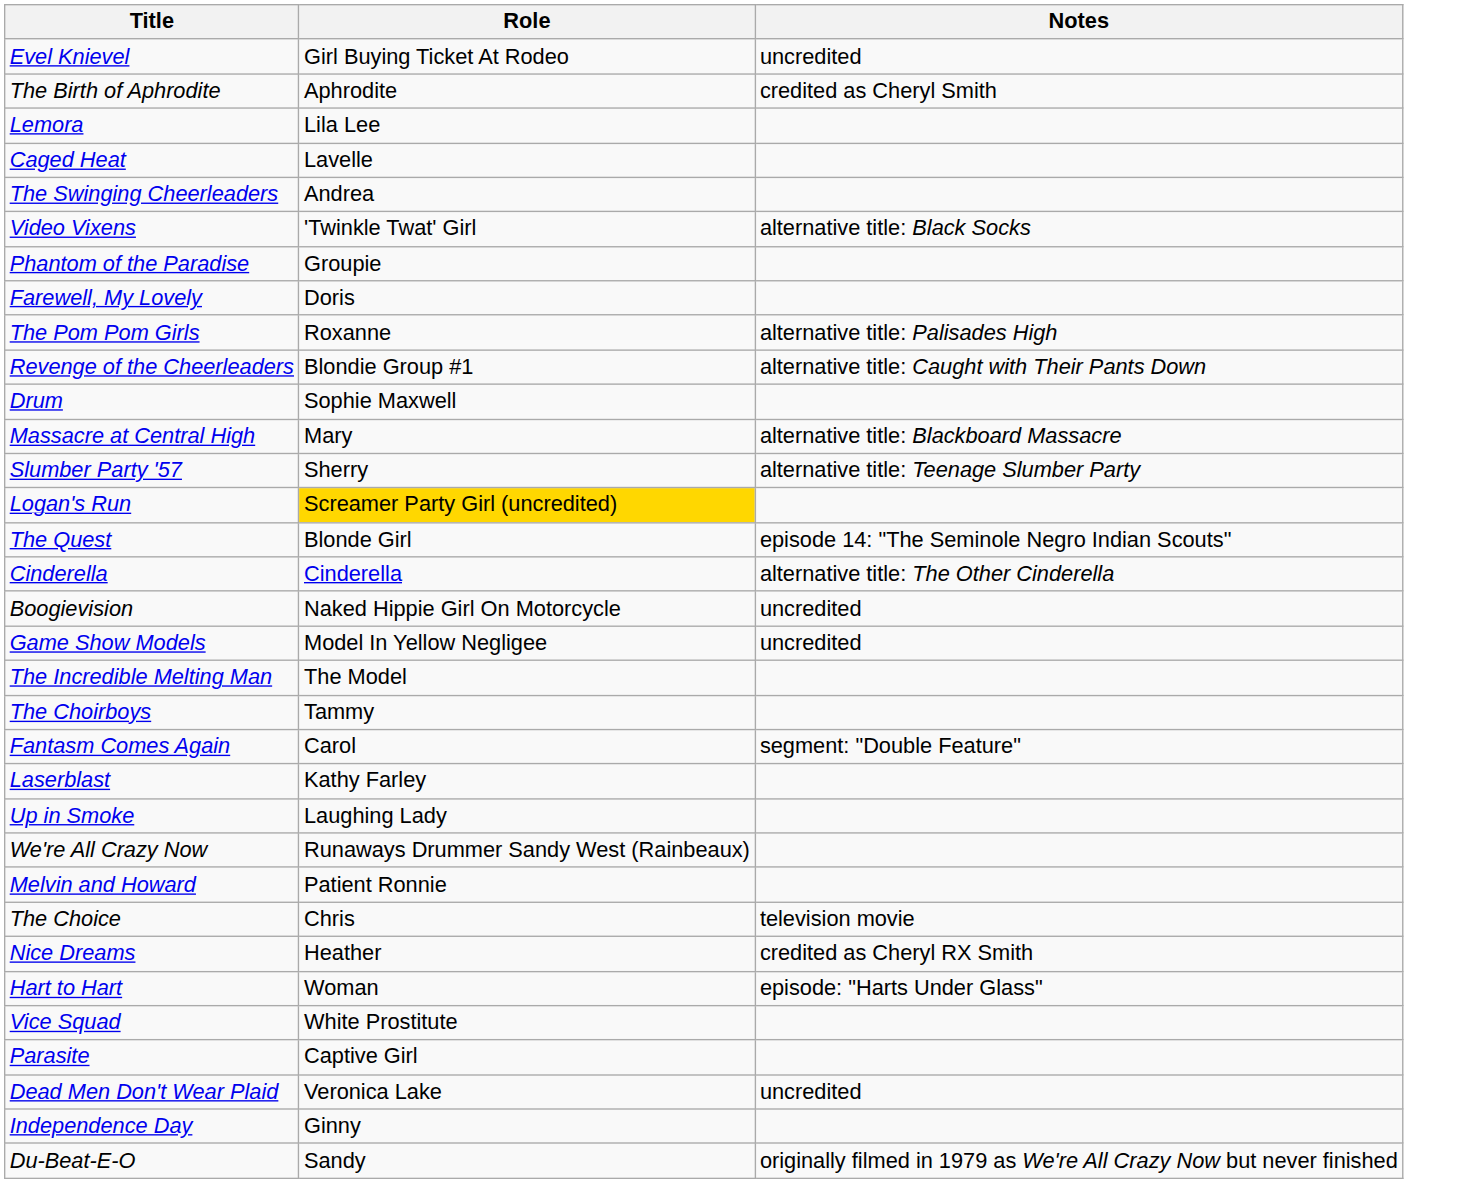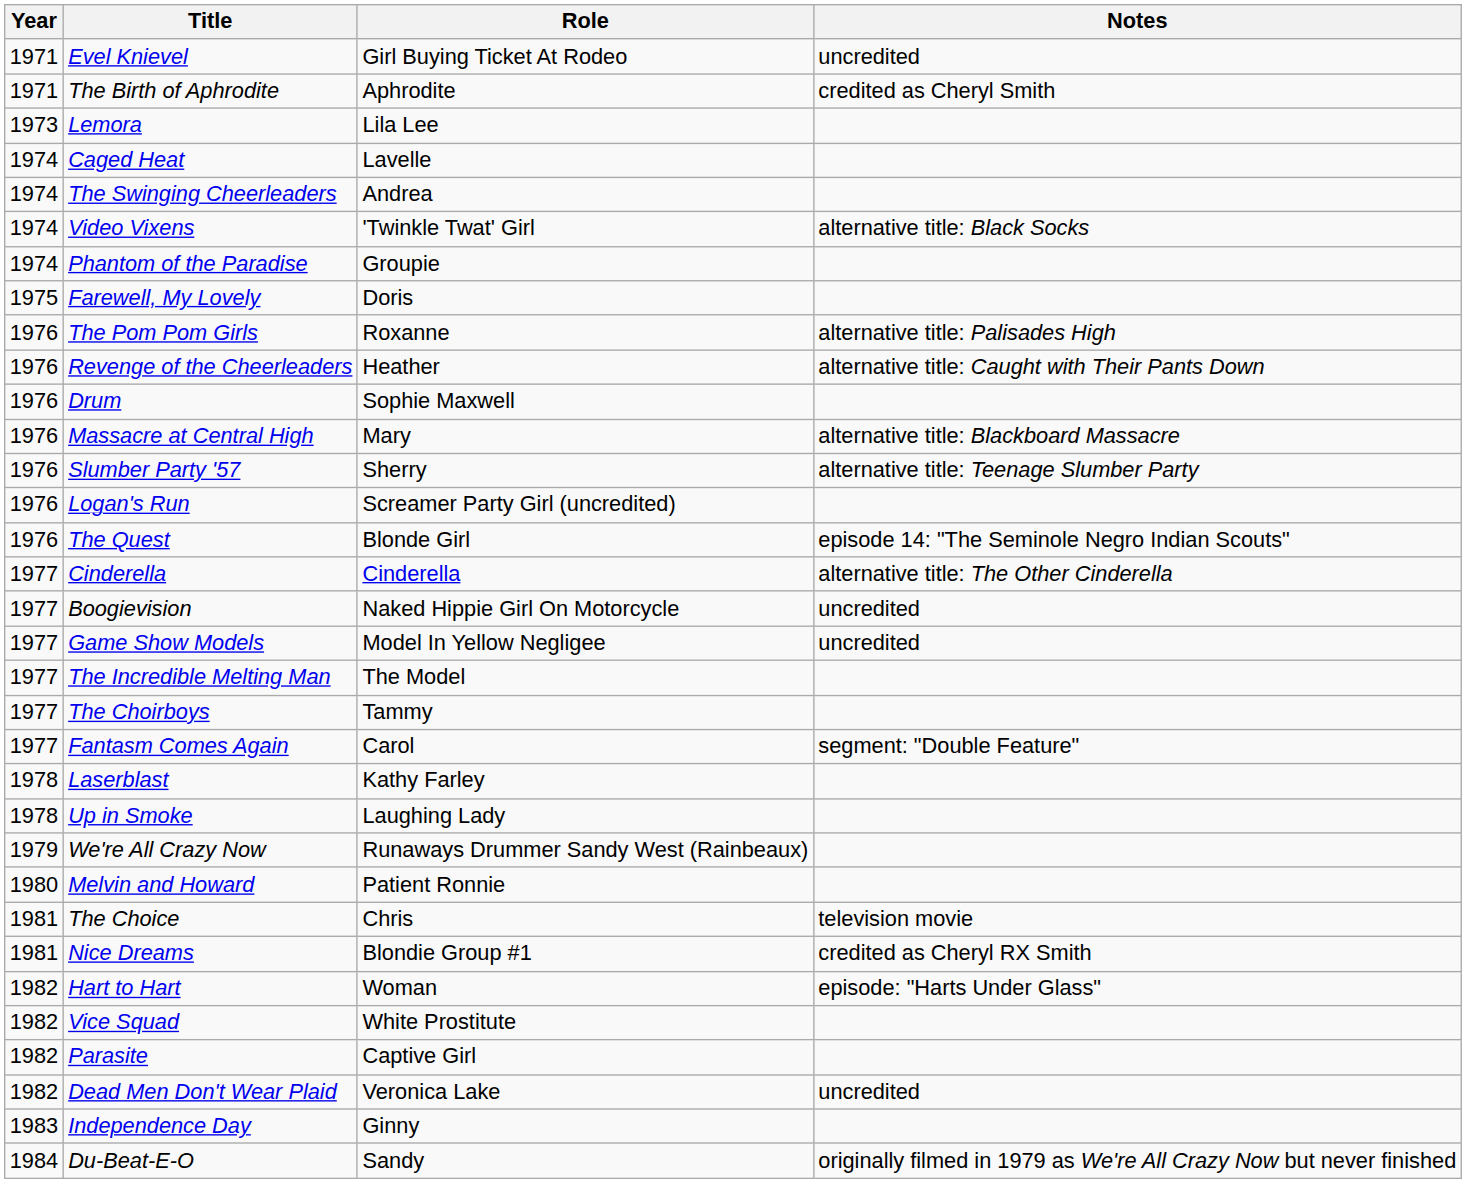+ column: (34, 21)
(389, 366) Blondie Group #1 -> (401, 366) Heather
(461, 504) gold background -> (519, 504) no background
(343, 953) Heather -> (447, 953) Blondie Group #1
